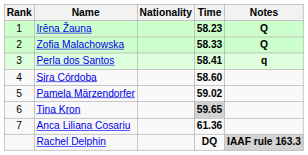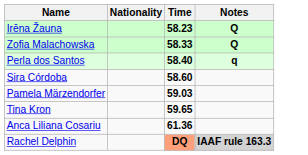- column: (19, 12)
(210, 61) 58.41 -> (180, 61) 58.40
(210, 93) 59.02 -> (180, 93) 59.03
(210, 110) lightgrey background -> (180, 110) no background
(210, 142) no background -> (180, 142) lightsalmon background
